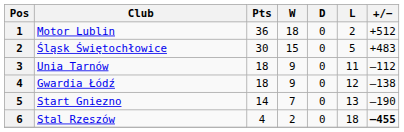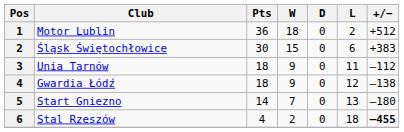(352, 48) 5 -> (352, 48) 6
(383, 48) +483 -> (383, 48) +383
(383, 101) –190 -> (383, 101) –180
